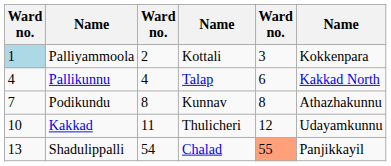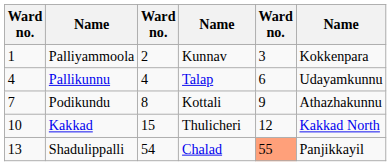(11, 56) lightblue background -> (11, 56) no background
(202, 56) Kottali -> (204, 56) Kunnav
(340, 79) Kakkad North -> (341, 79) Udayamkunnu
(204, 103) Kunnav -> (202, 103) Kottali
(262, 103) 8 -> (262, 103) 9
(148, 126) 11 -> (148, 126) 15
(341, 126) Udayamkunnu -> (340, 126) Kakkad North
